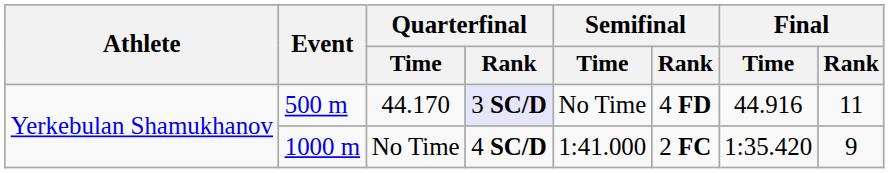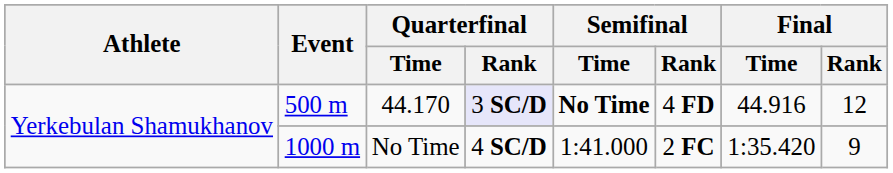(602, 105) normal -> (604, 105) bold
(851, 105) 11 -> (854, 105) 12
